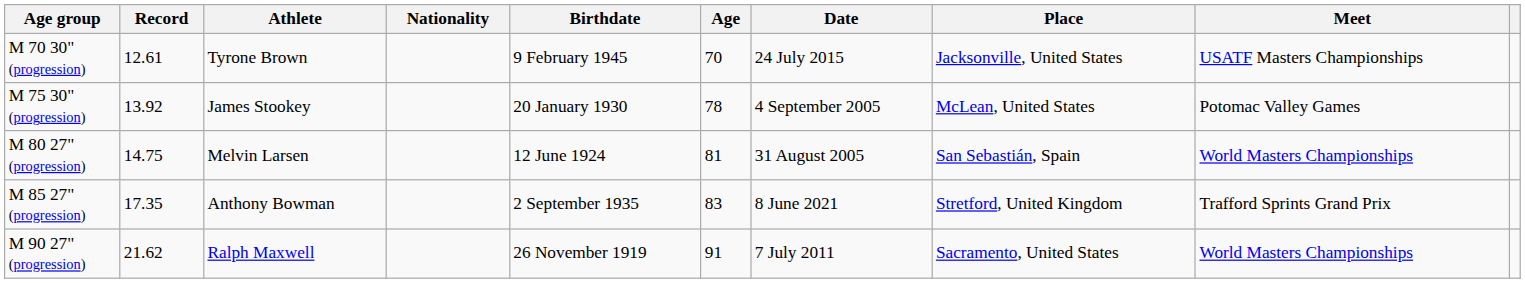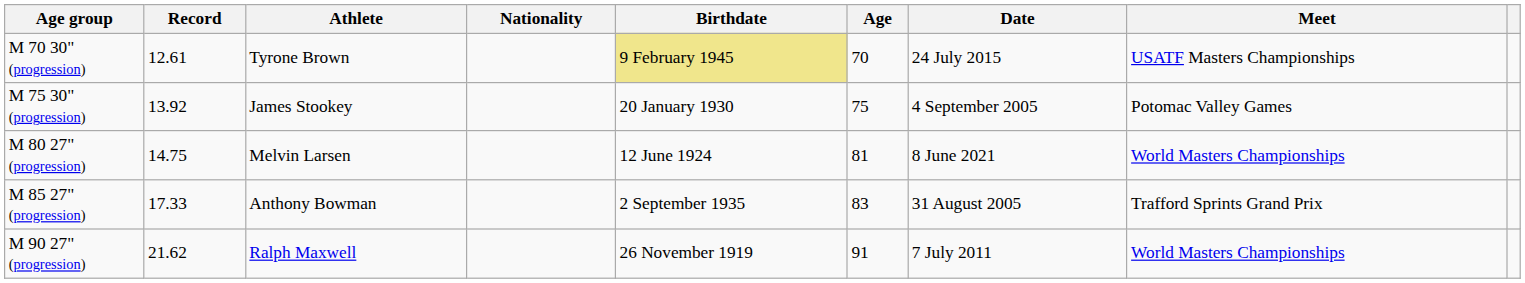- column: (1064, 19)
(570, 57) no background -> (677, 57) khaki background
(713, 106) 78 -> (860, 106) 75
(809, 155) 31 August 2005 -> (954, 155) 8 June 2021
(143, 204) 17.35 -> (167, 204) 17.33
(796, 204) 8 June 2021 -> (967, 204) 31 August 2005
